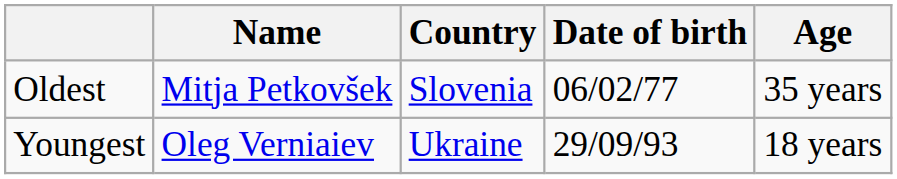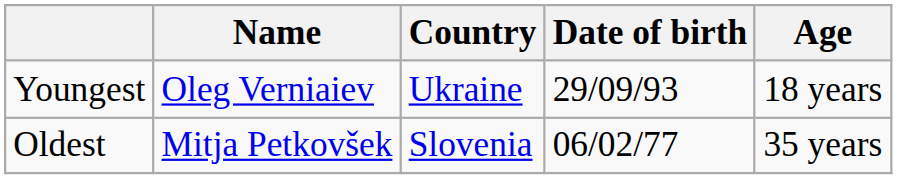rows swapped: (79, 144) <-> (59, 88)
